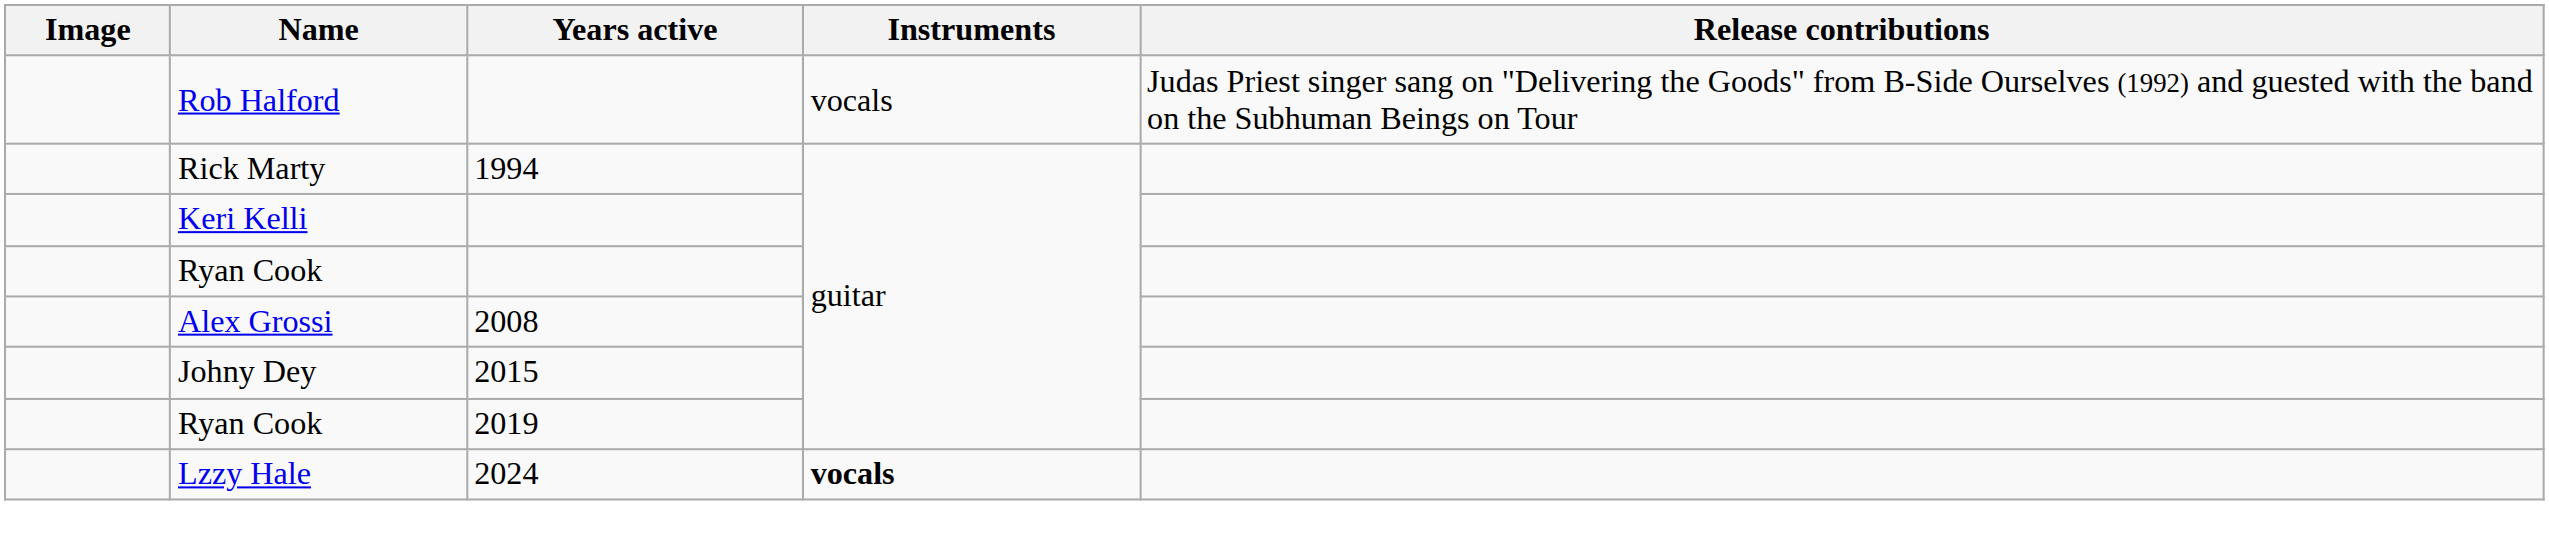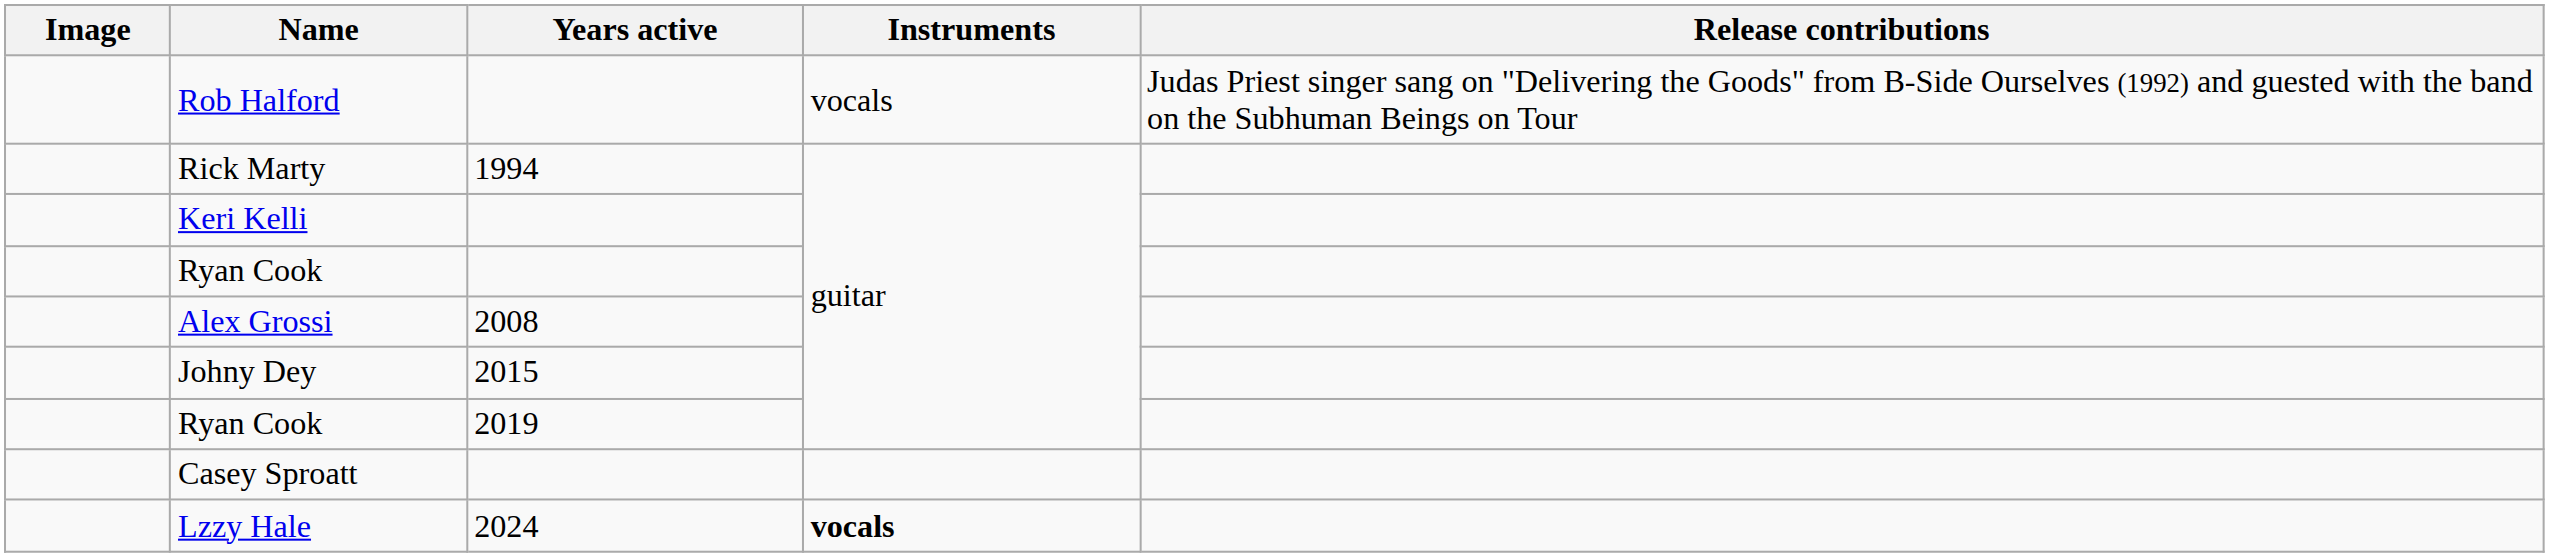+ row: (268, 474)
